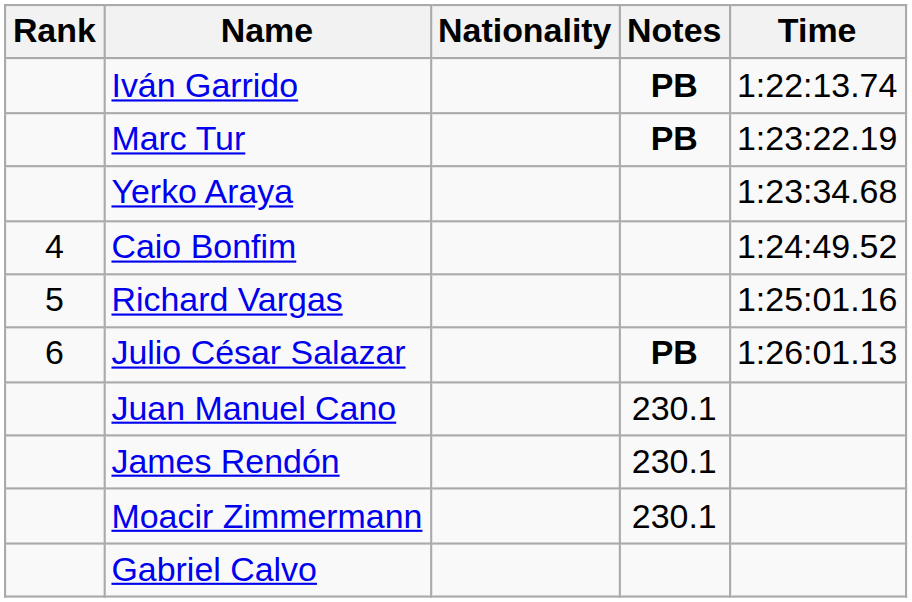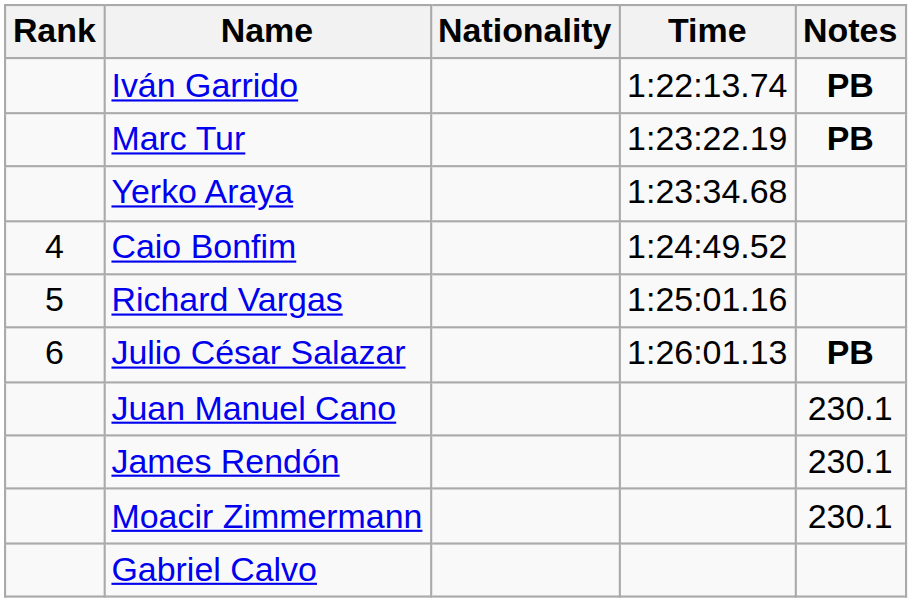columns swapped: (817, 31) <-> (674, 31)
